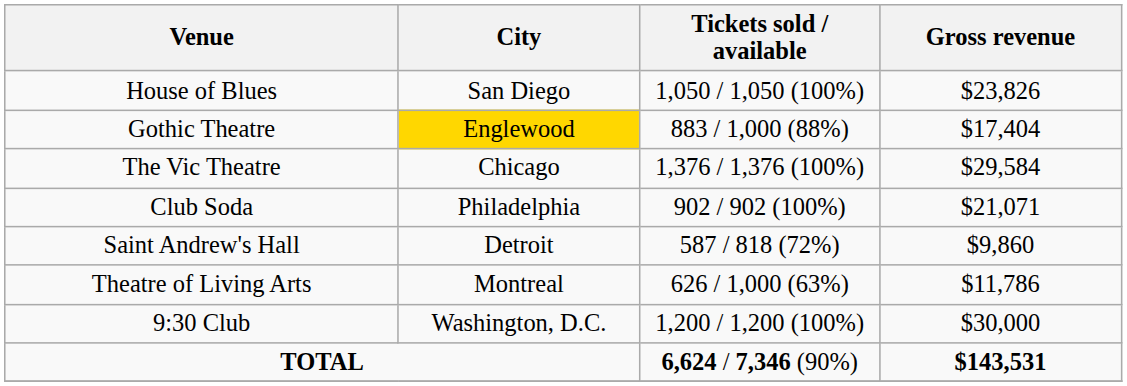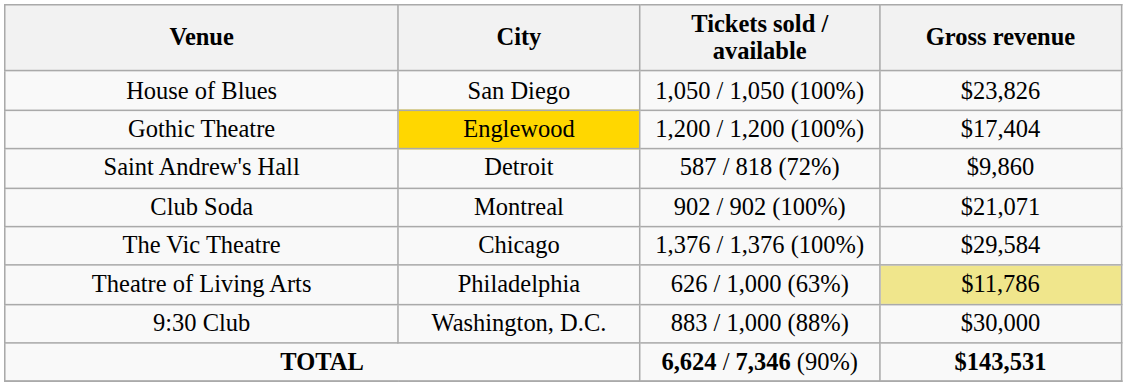(760, 129) 883 / 1,000 (88%) -> (760, 129) 1,200 / 1,200 (100%)
rows swapped: (202, 167) <-> (202, 245)
(519, 206) Philadelphia -> (519, 206) Montreal
(519, 284) Montreal -> (519, 284) Philadelphia
(1001, 284) no background -> (1001, 284) khaki background
(760, 323) 1,200 / 1,200 (100%) -> (760, 323) 883 / 1,000 (88%)
